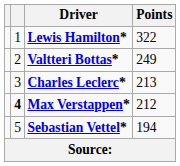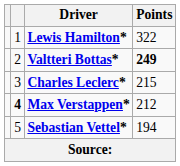(146, 60) normal -> (146, 60) bold
(146, 82) 213 -> (146, 82) 215
